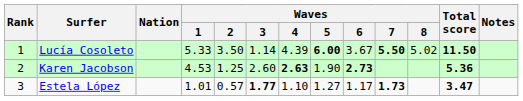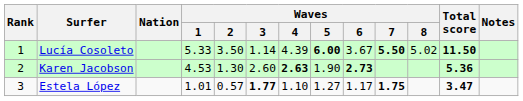(230, 68) 1.25 -> (230, 68) 1.30
(392, 86) 1.73 -> (392, 86) 1.75
